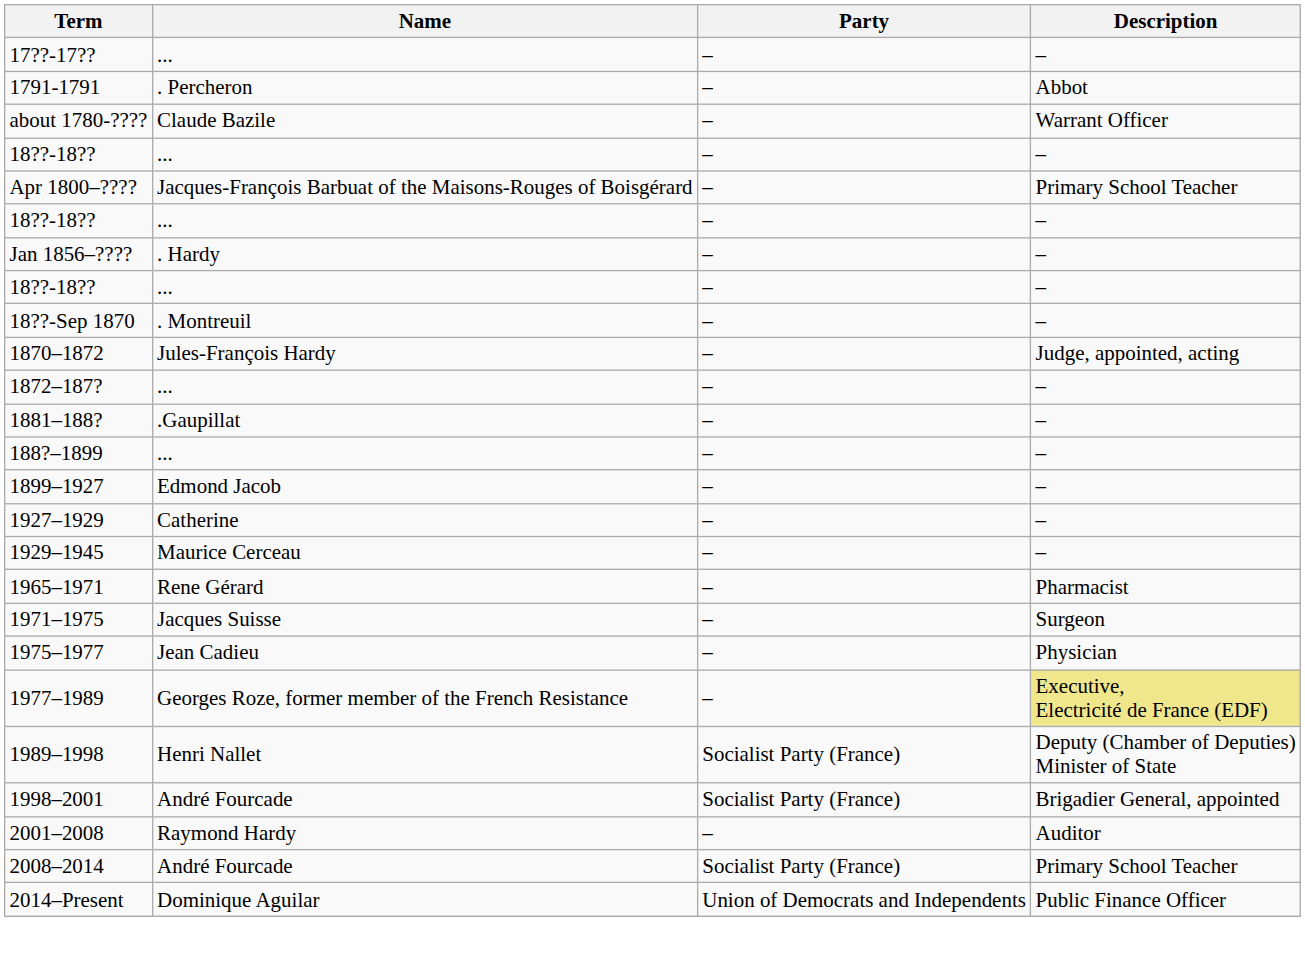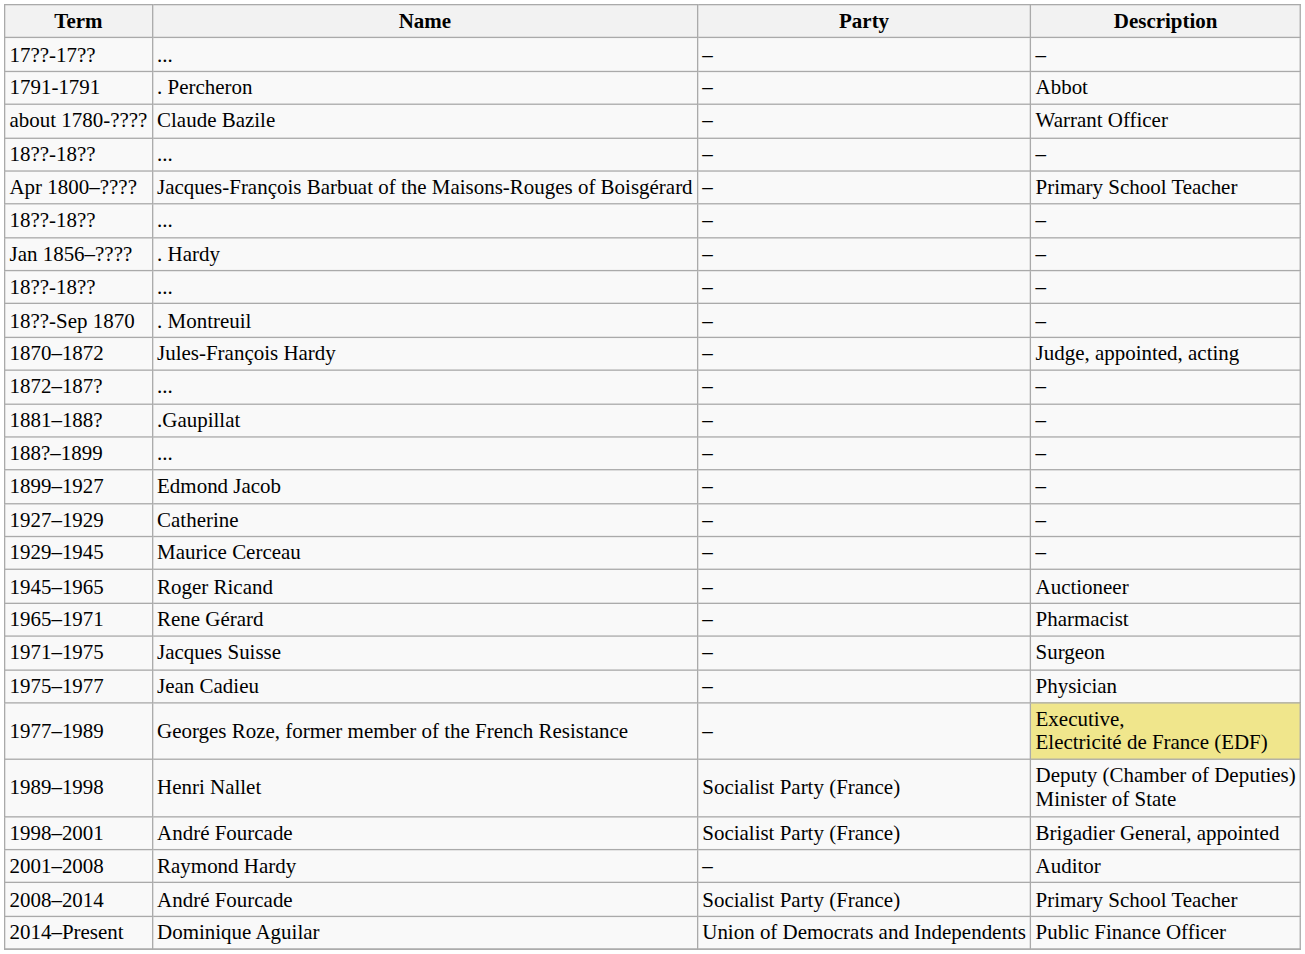+ row: (57, 586)
